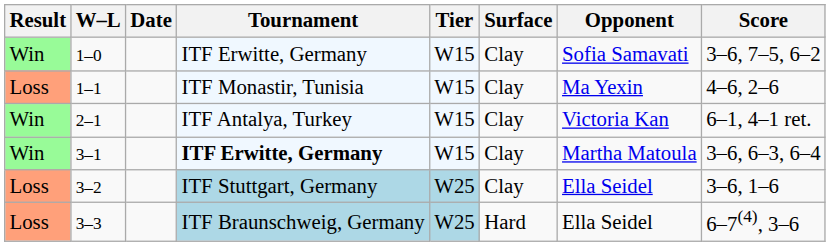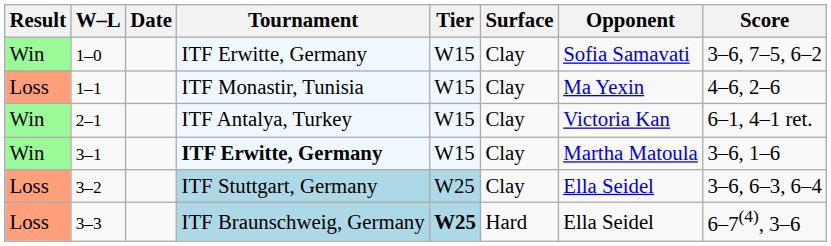(763, 152) 3–6, 6–3, 6–4 -> (744, 152) 3–6, 1–6
(743, 185) 3–6, 1–6 -> (765, 185) 3–6, 6–3, 6–4
(454, 221) normal -> (455, 221) bold
